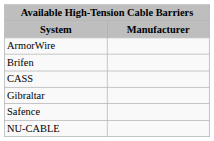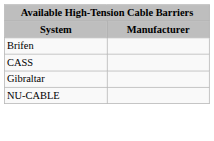- row: (31, 46)
- row: (24, 112)
